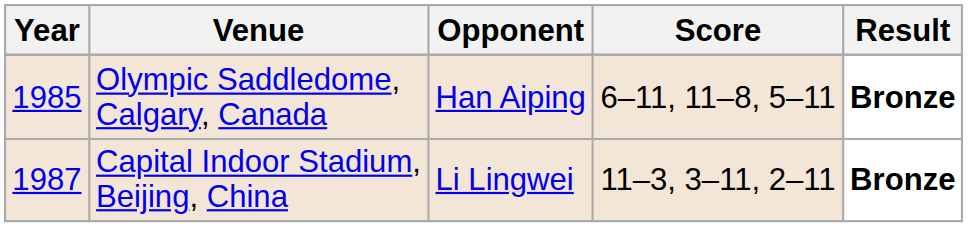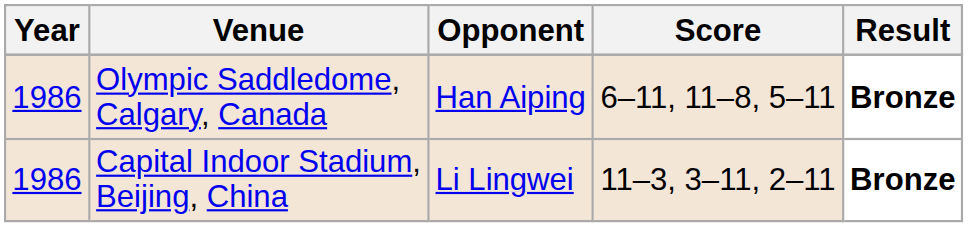(47, 96) 1985 -> (47, 96) 1986
(47, 180) 1987 -> (47, 180) 1986
